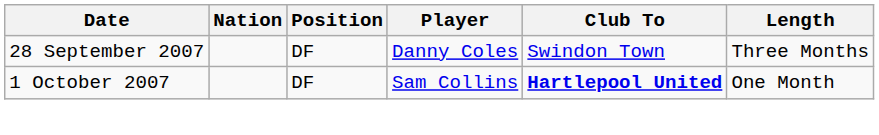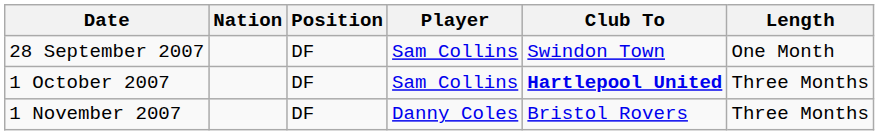(455, 51) Danny Coles -> (455, 51) Sam Collins
(800, 51) Three Months -> (783, 51) One Month
(783, 83) One Month -> (800, 83) Three Months
+ row: (95, 114)
